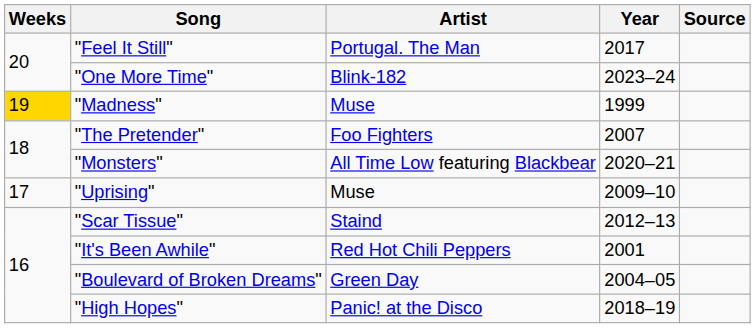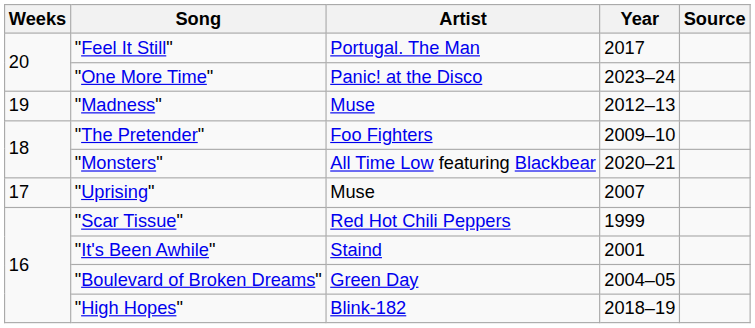(368, 76) Blink-182 -> (406, 76) Panic! at the Disco
(19, 105) gold background -> (19, 105) no background
(625, 105) 1999 -> (640, 105) 2012–13
(625, 134) 2007 -> (640, 134) 2009–10
(640, 192) 2009–10 -> (625, 192) 2007
(356, 221) Staind -> (420, 221) Red Hot Chili Peppers
(640, 221) 2012–13 -> (625, 221) 1999
(420, 250) Red Hot Chili Peppers -> (356, 250) Staind
(406, 308) Panic! at the Disco -> (368, 308) Blink-182
